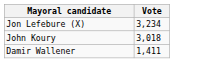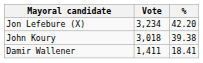+ column: (184, 11)
